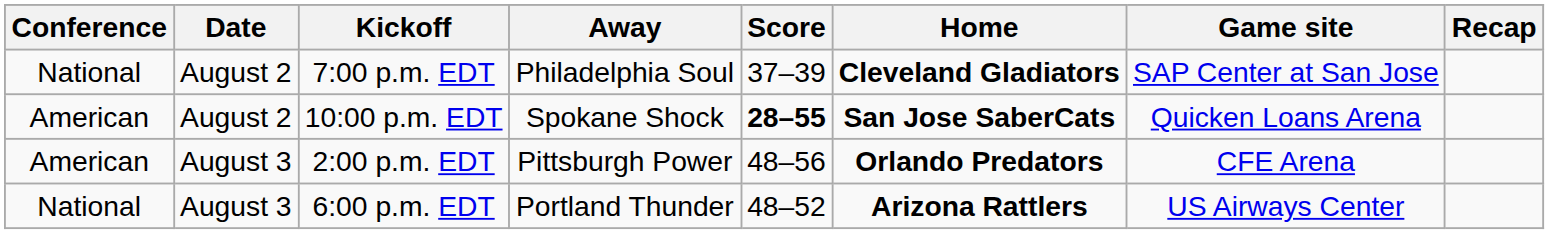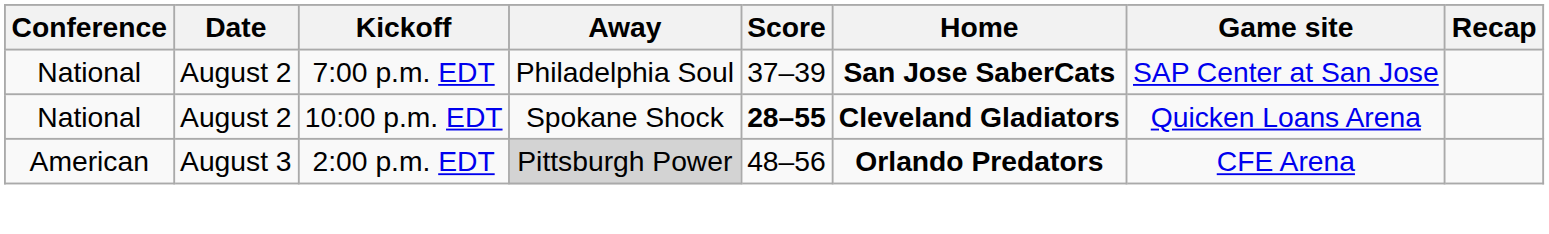(979, 72) Cleveland Gladiators -> (979, 72) San Jose SaberCats
(89, 117) American -> (89, 117) National
(979, 117) San Jose SaberCats -> (979, 117) Cleveland Gladiators
(625, 162) no background -> (625, 162) lightgrey background
- row: (404, 207)
